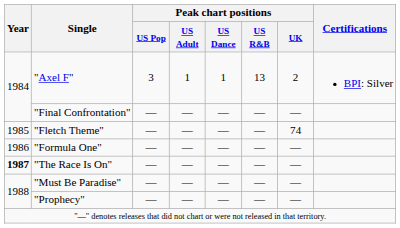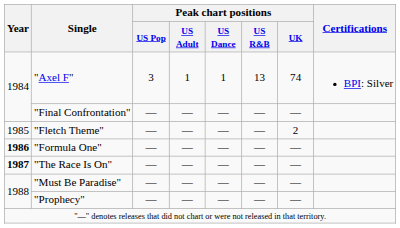(296, 77) 2 -> (296, 77) 74
(296, 130) 74 -> (296, 130) 2
(18, 147) normal -> (18, 147) bold
